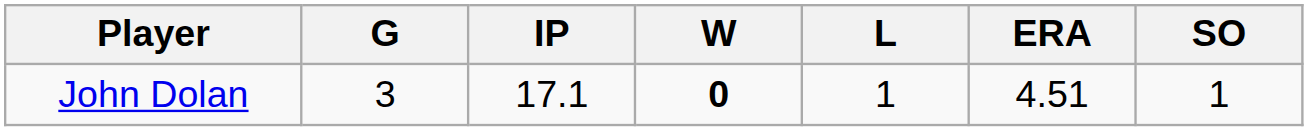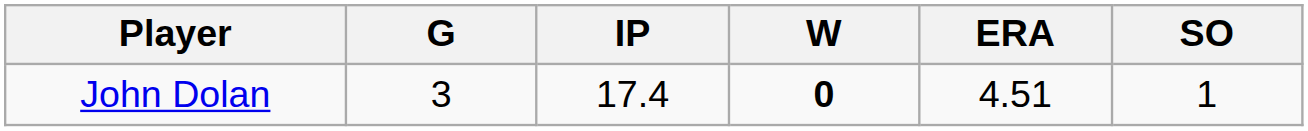- column: (885, 34)
(552, 93) 17.1 -> (632, 93) 17.4
